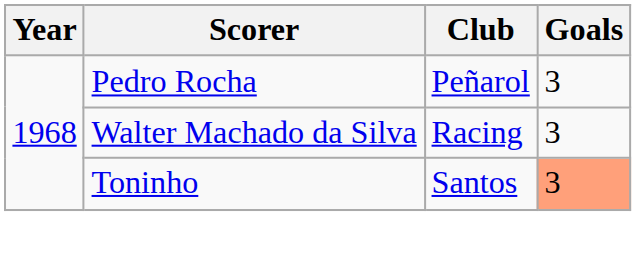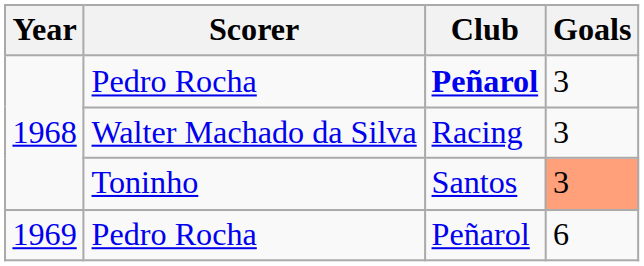(481, 81) normal -> (485, 81) bold
+ row: (45, 234)
